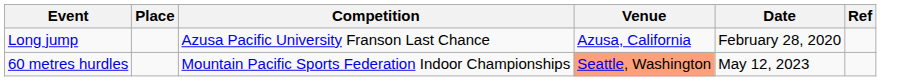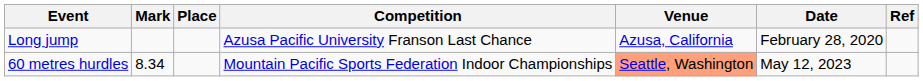+ column: (153, 16)
